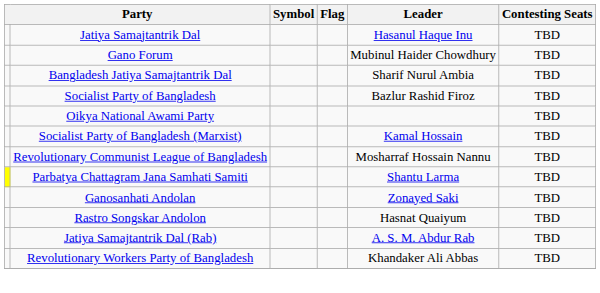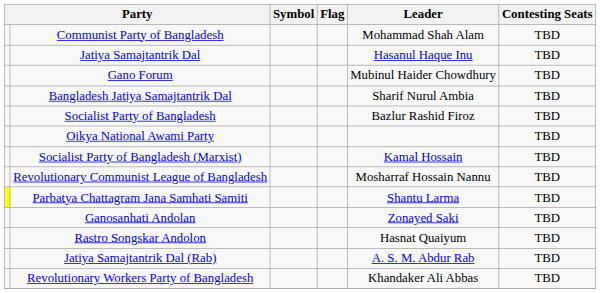+ row: (140, 34)
